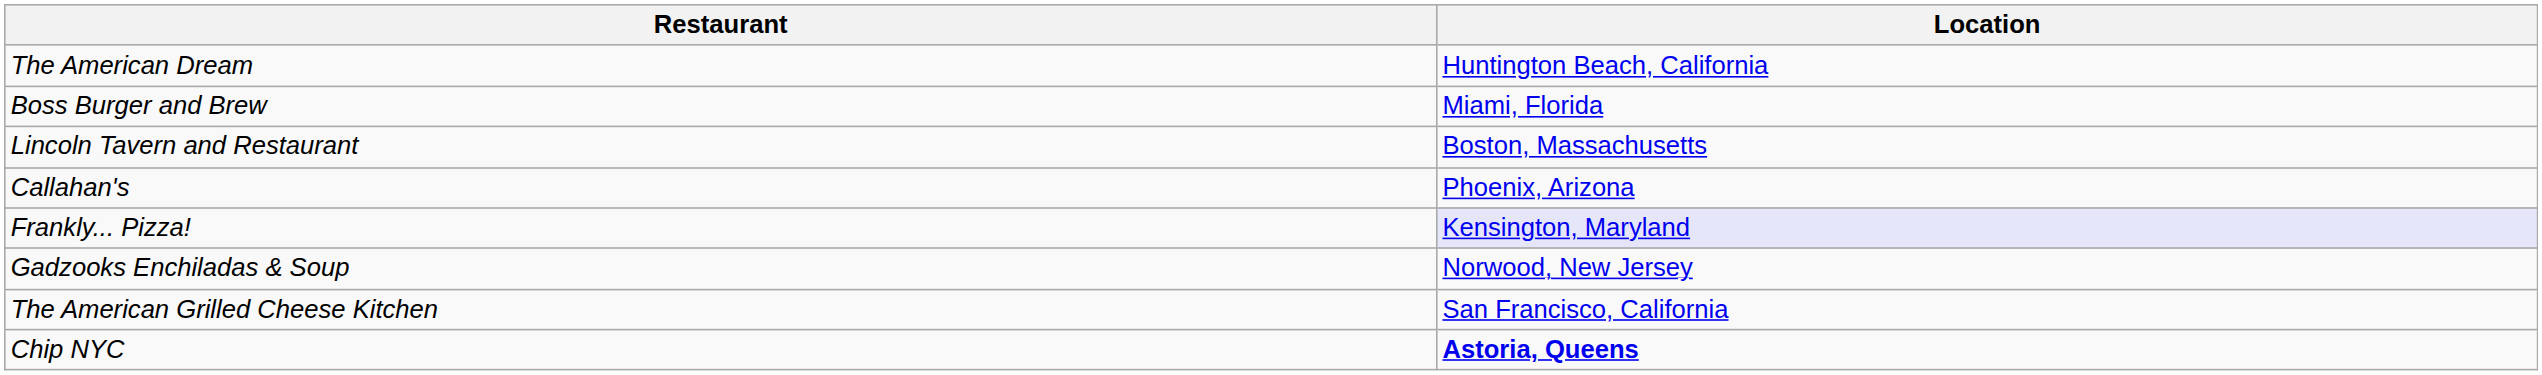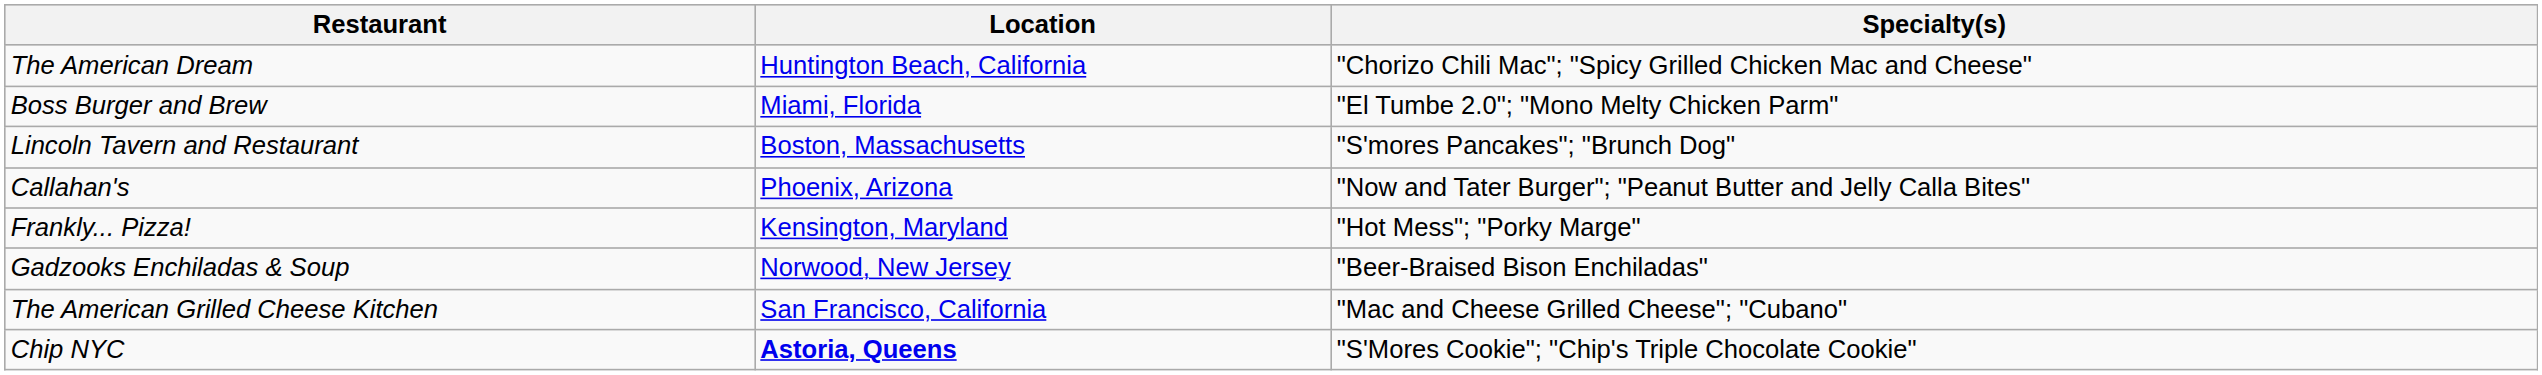+ column: (1934, 24)
(1566, 227) lavender background -> (884, 227) no background
